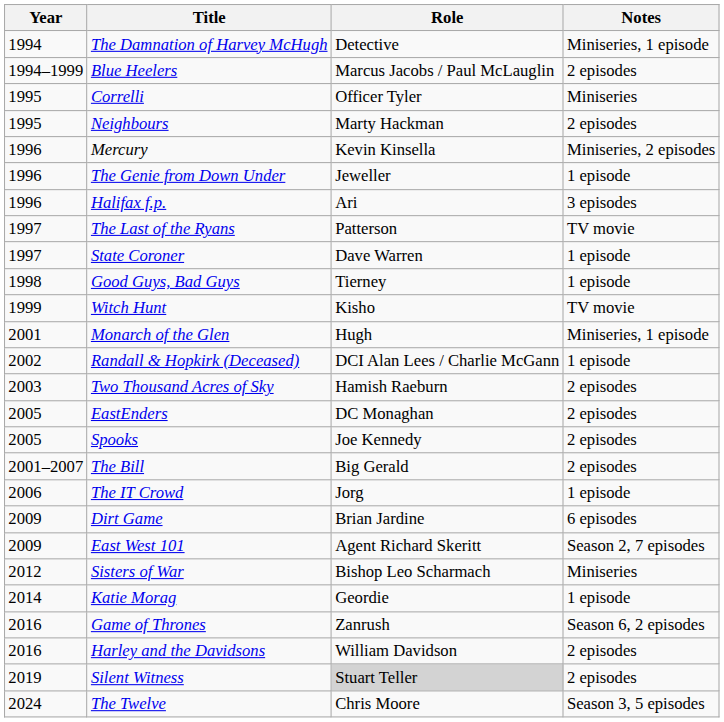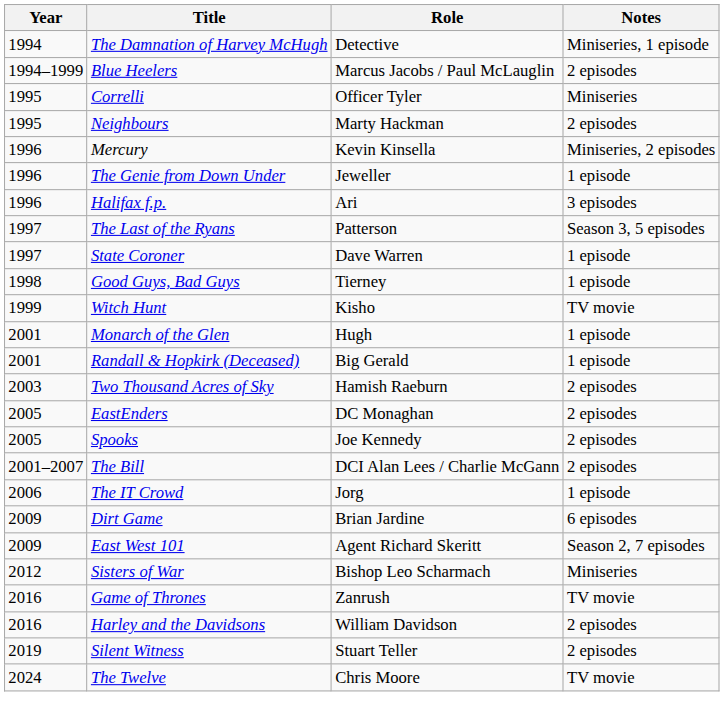(601, 228) TV movie -> (636, 228) Season 3, 5 episodes
(638, 334) Miniseries, 1 episode -> (599, 334) 1 episode
(25, 360) 2002 -> (25, 360) 2001
(447, 360) DCI Alan Lees / Charlie McGann -> (372, 360) Big Gerald
(372, 466) Big Gerald -> (447, 466) DCI Alan Lees / Charlie McGann
- row: (134, 598)
(636, 624) Season 6, 2 episodes -> (601, 598) TV movie
(376, 677) lightgrey background -> (376, 651) no background
(636, 703) Season 3, 5 episodes -> (601, 677) TV movie
